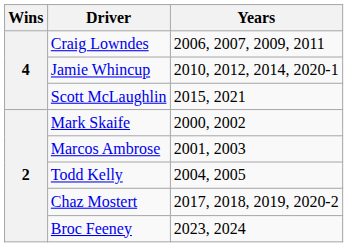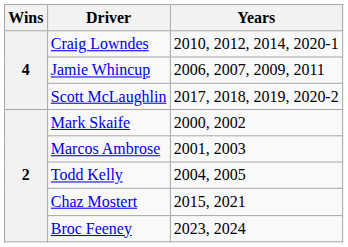(249, 44) 2006, 2007, 2009, 2011 -> (256, 44) 2010, 2012, 2014, 2020-1
(256, 70) 2010, 2012, 2014, 2020-1 -> (249, 70) 2006, 2007, 2009, 2011
(210, 96) 2015, 2021 -> (256, 96) 2017, 2018, 2019, 2020-2
(256, 202) 2017, 2018, 2019, 2020-2 -> (210, 202) 2015, 2021
